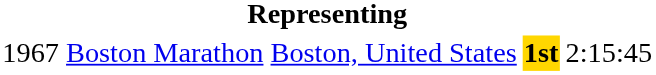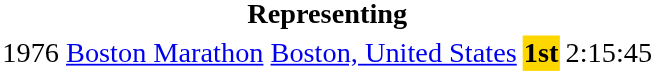(31, 52) 1967 -> (31, 52) 1976
